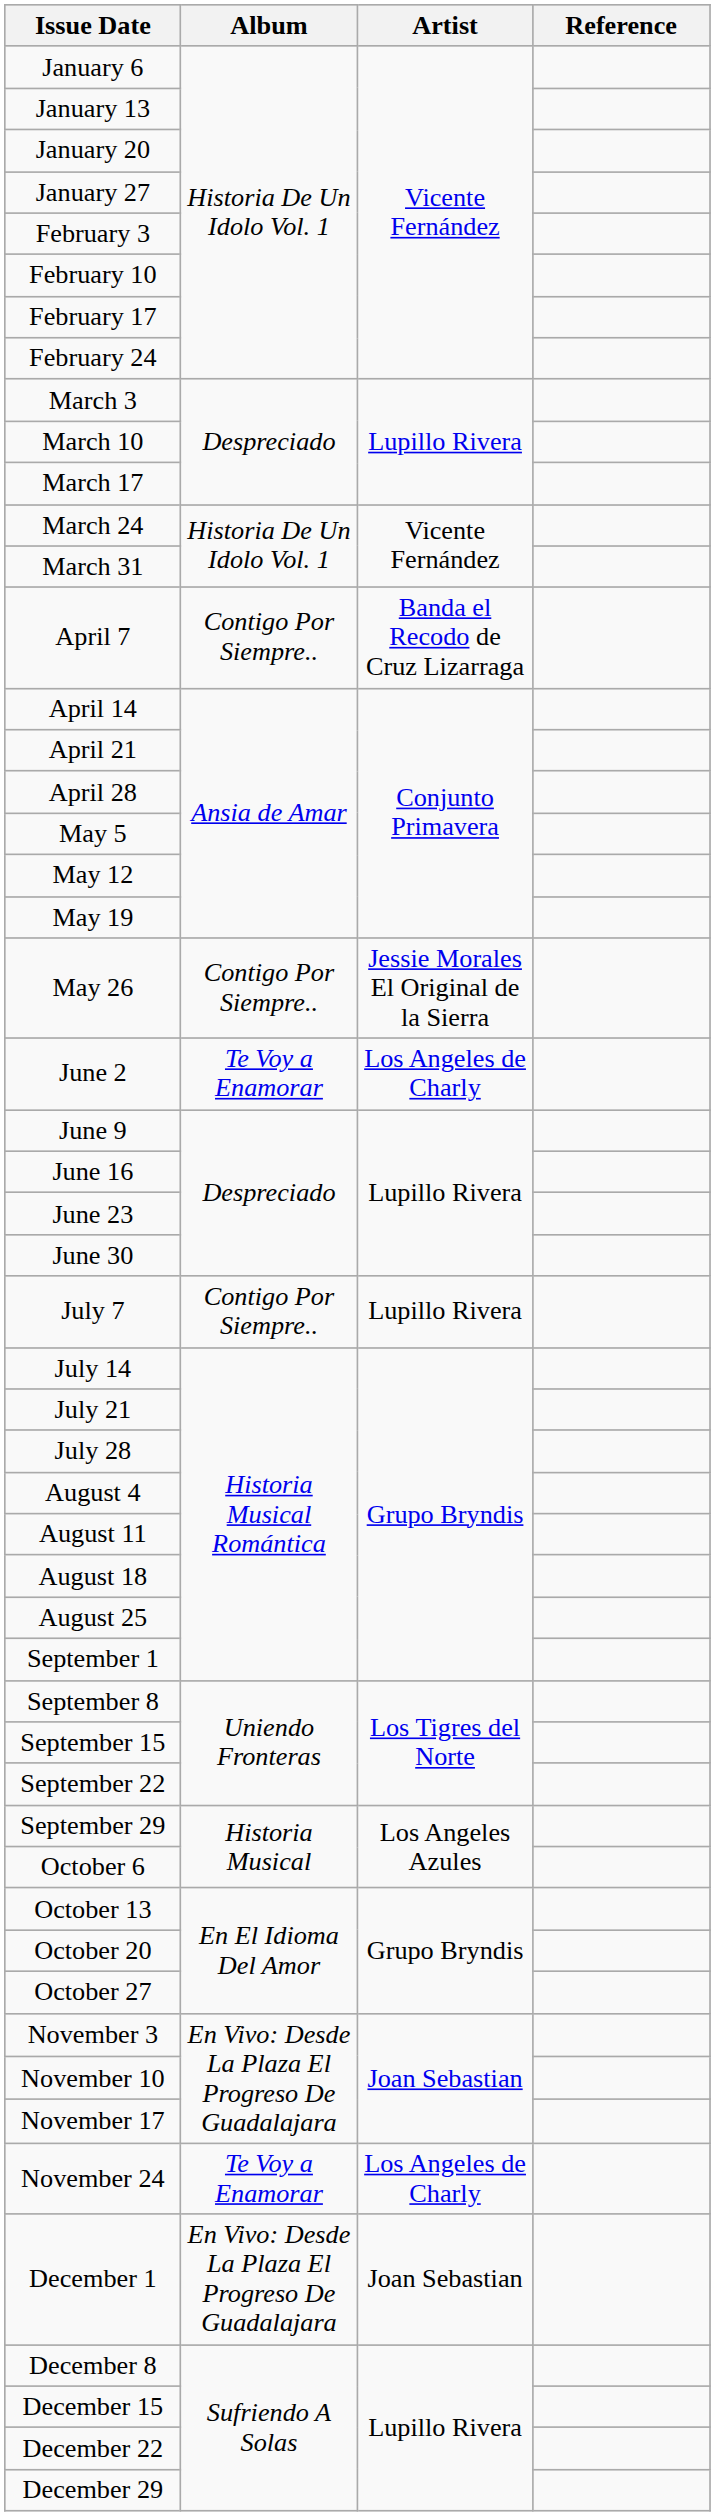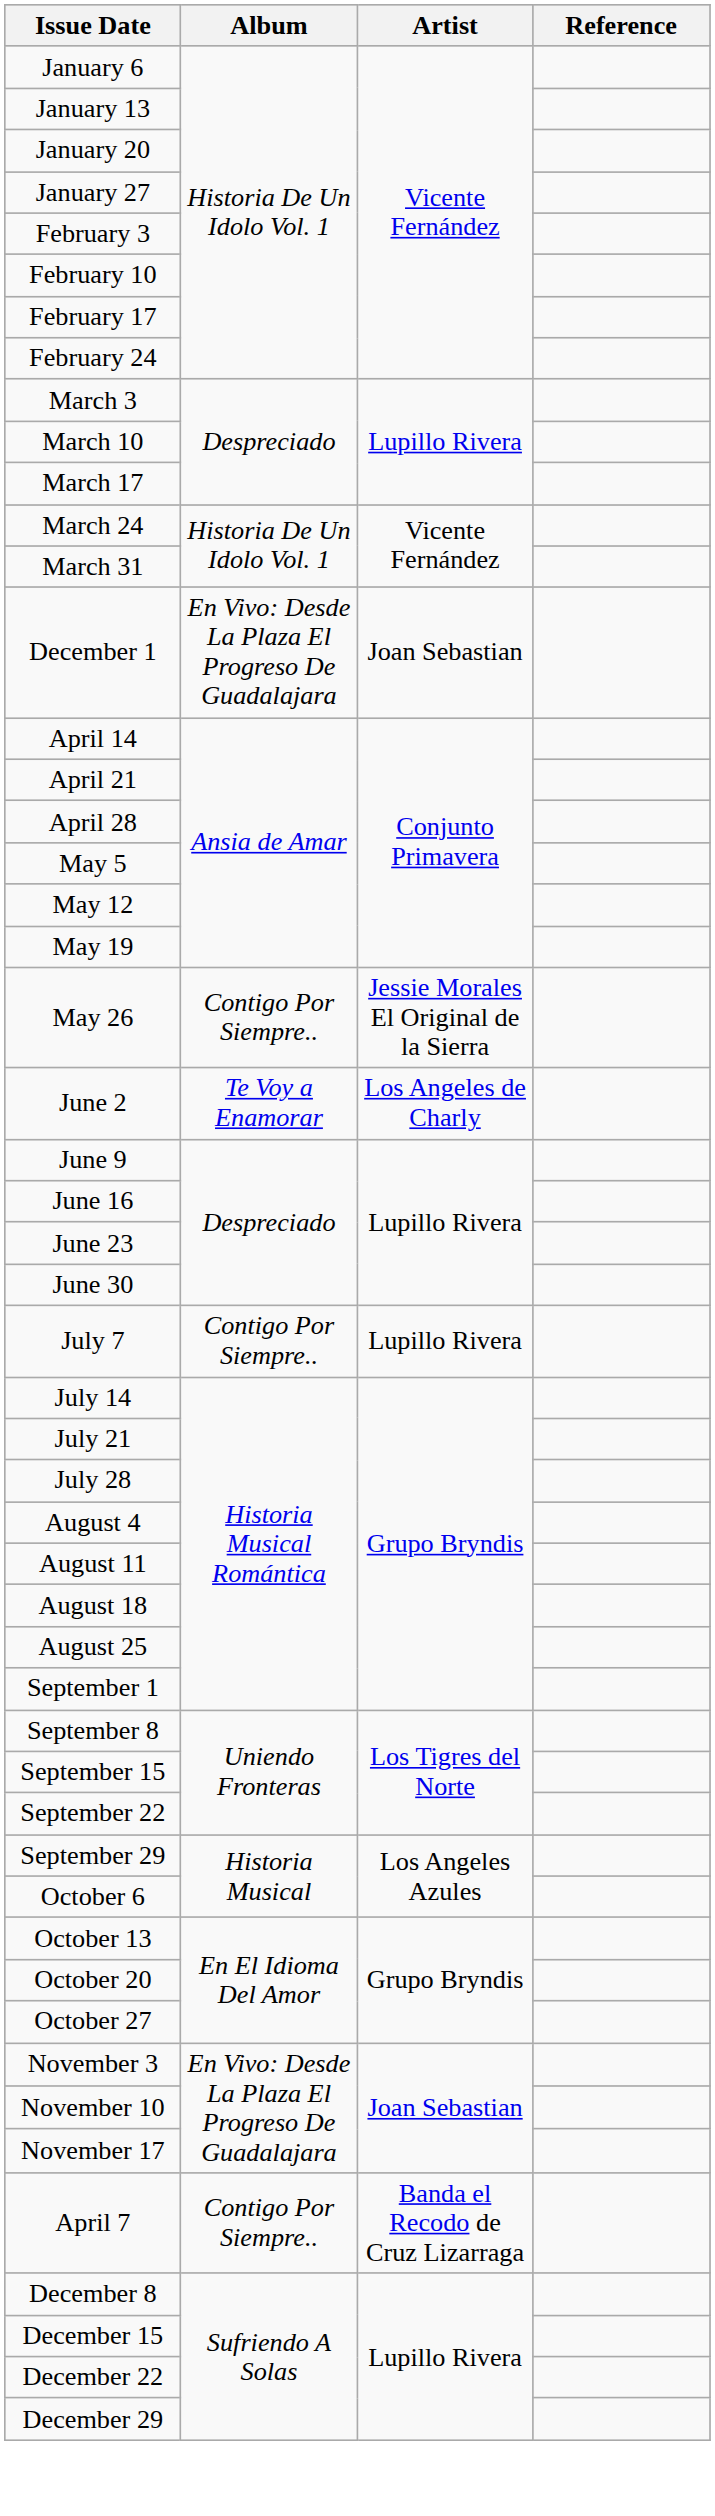rows swapped: (93, 637) <-> (93, 2279)
- row: (93, 2178)
